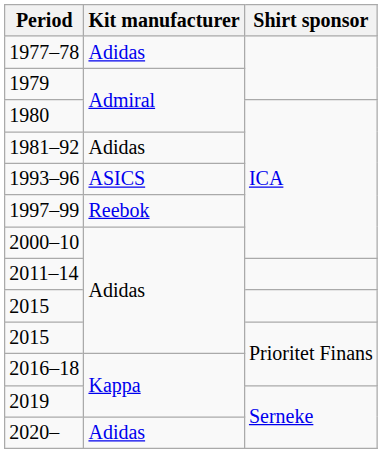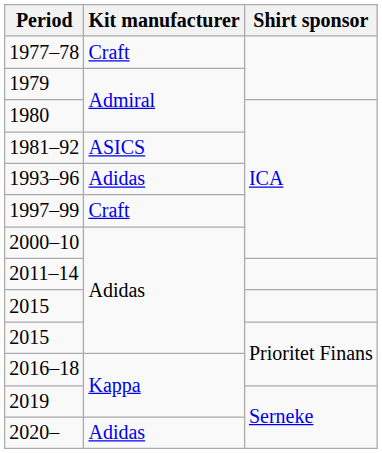(117, 52) Adidas -> (109, 52) Craft
(117, 147) Adidas -> (117, 147) ASICS
(117, 178) ASICS -> (117, 178) Adidas
(119, 210) Reebok -> (109, 210) Craft
